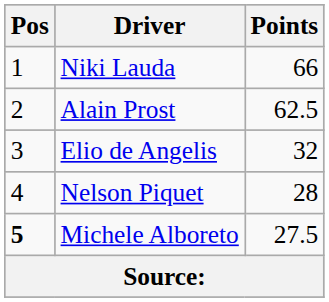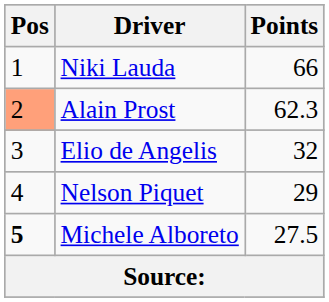(17, 109) no background -> (17, 109) lightsalmon background
(296, 109) 62.5 -> (296, 109) 62.3
(306, 193) 28 -> (306, 193) 29
